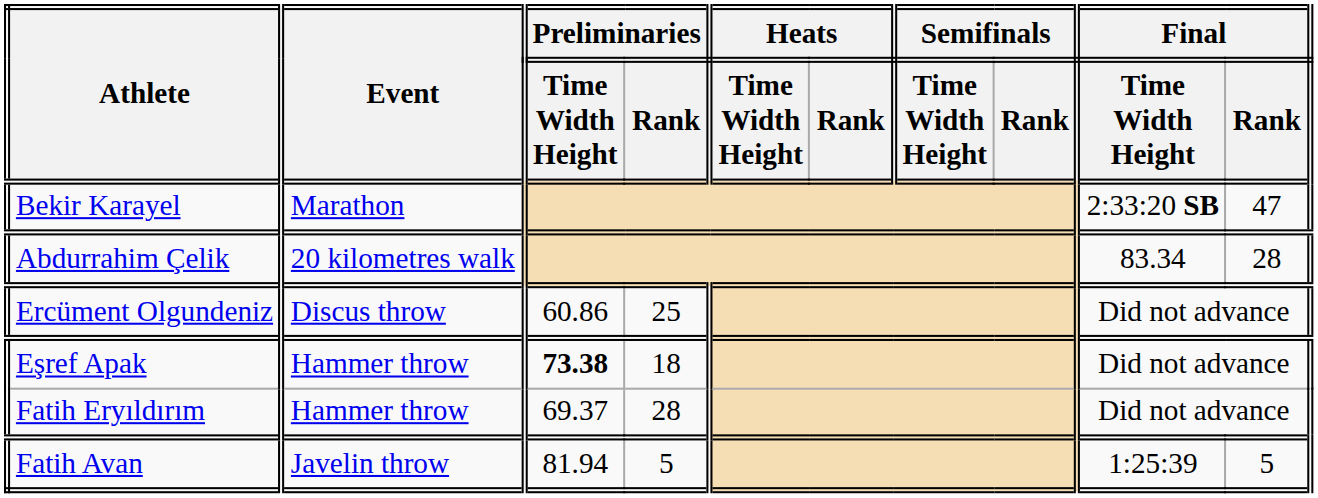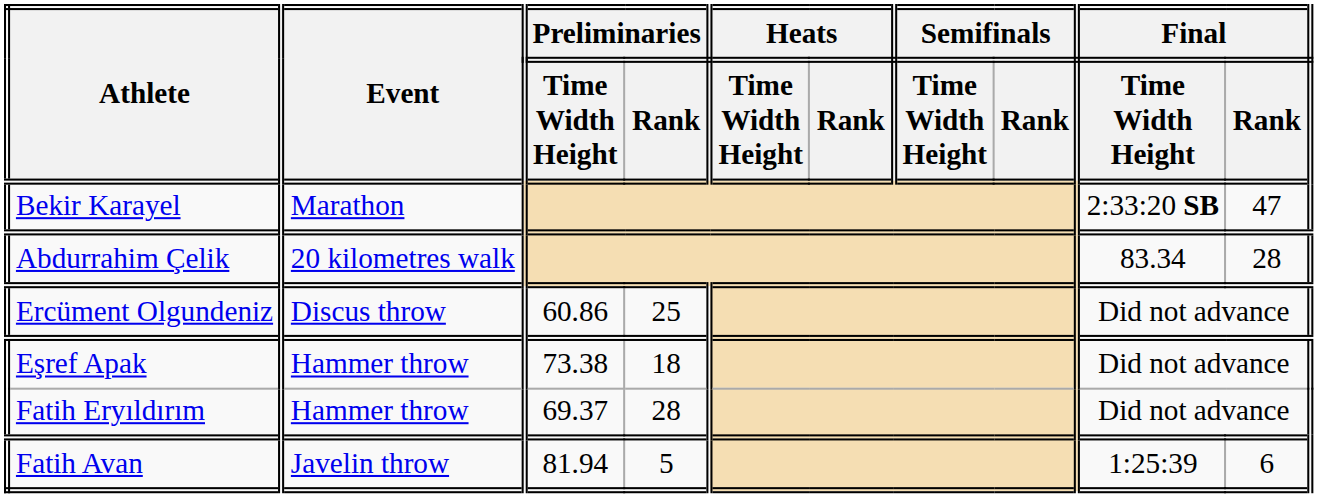(575, 363) bold -> (575, 363) normal
(1267, 463) 5 -> (1267, 463) 6
